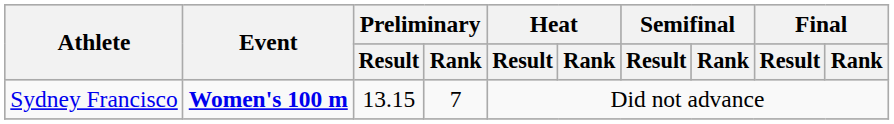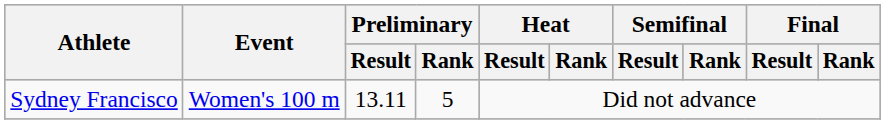(268, 99) bold -> (264, 99) normal
(389, 99) 13.15 -> (381, 99) 13.11
(456, 99) 7 -> (448, 99) 5
